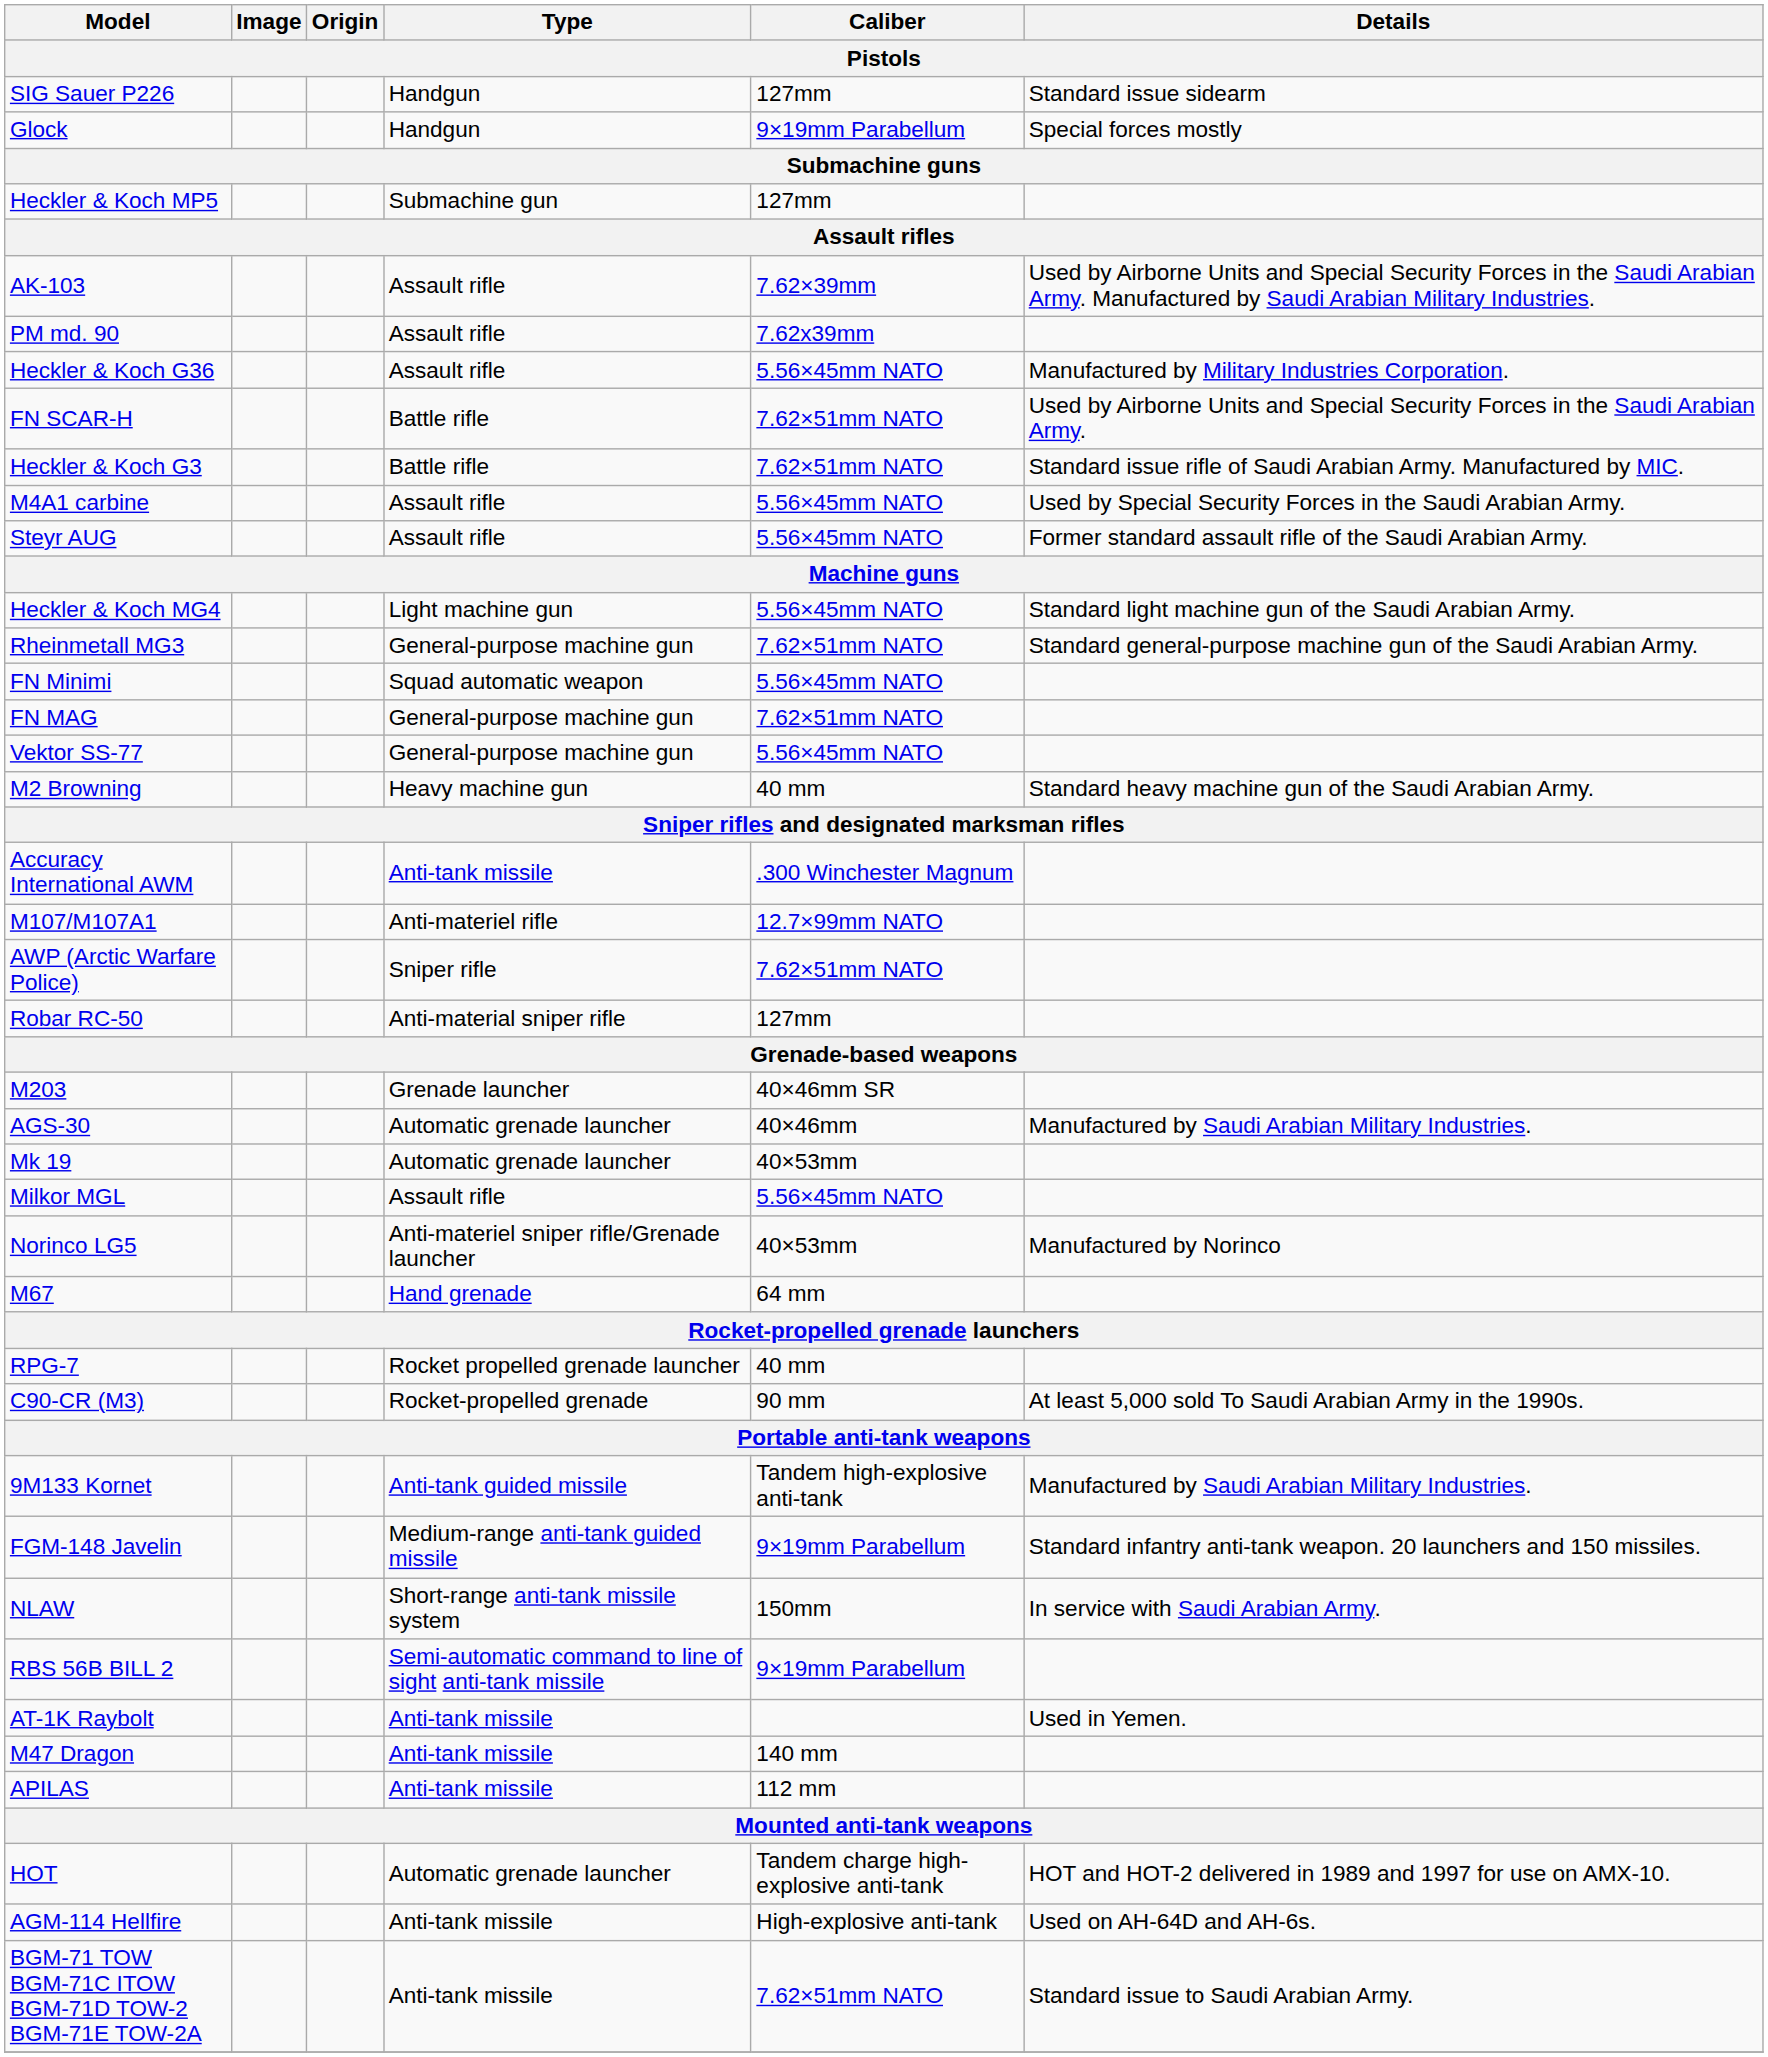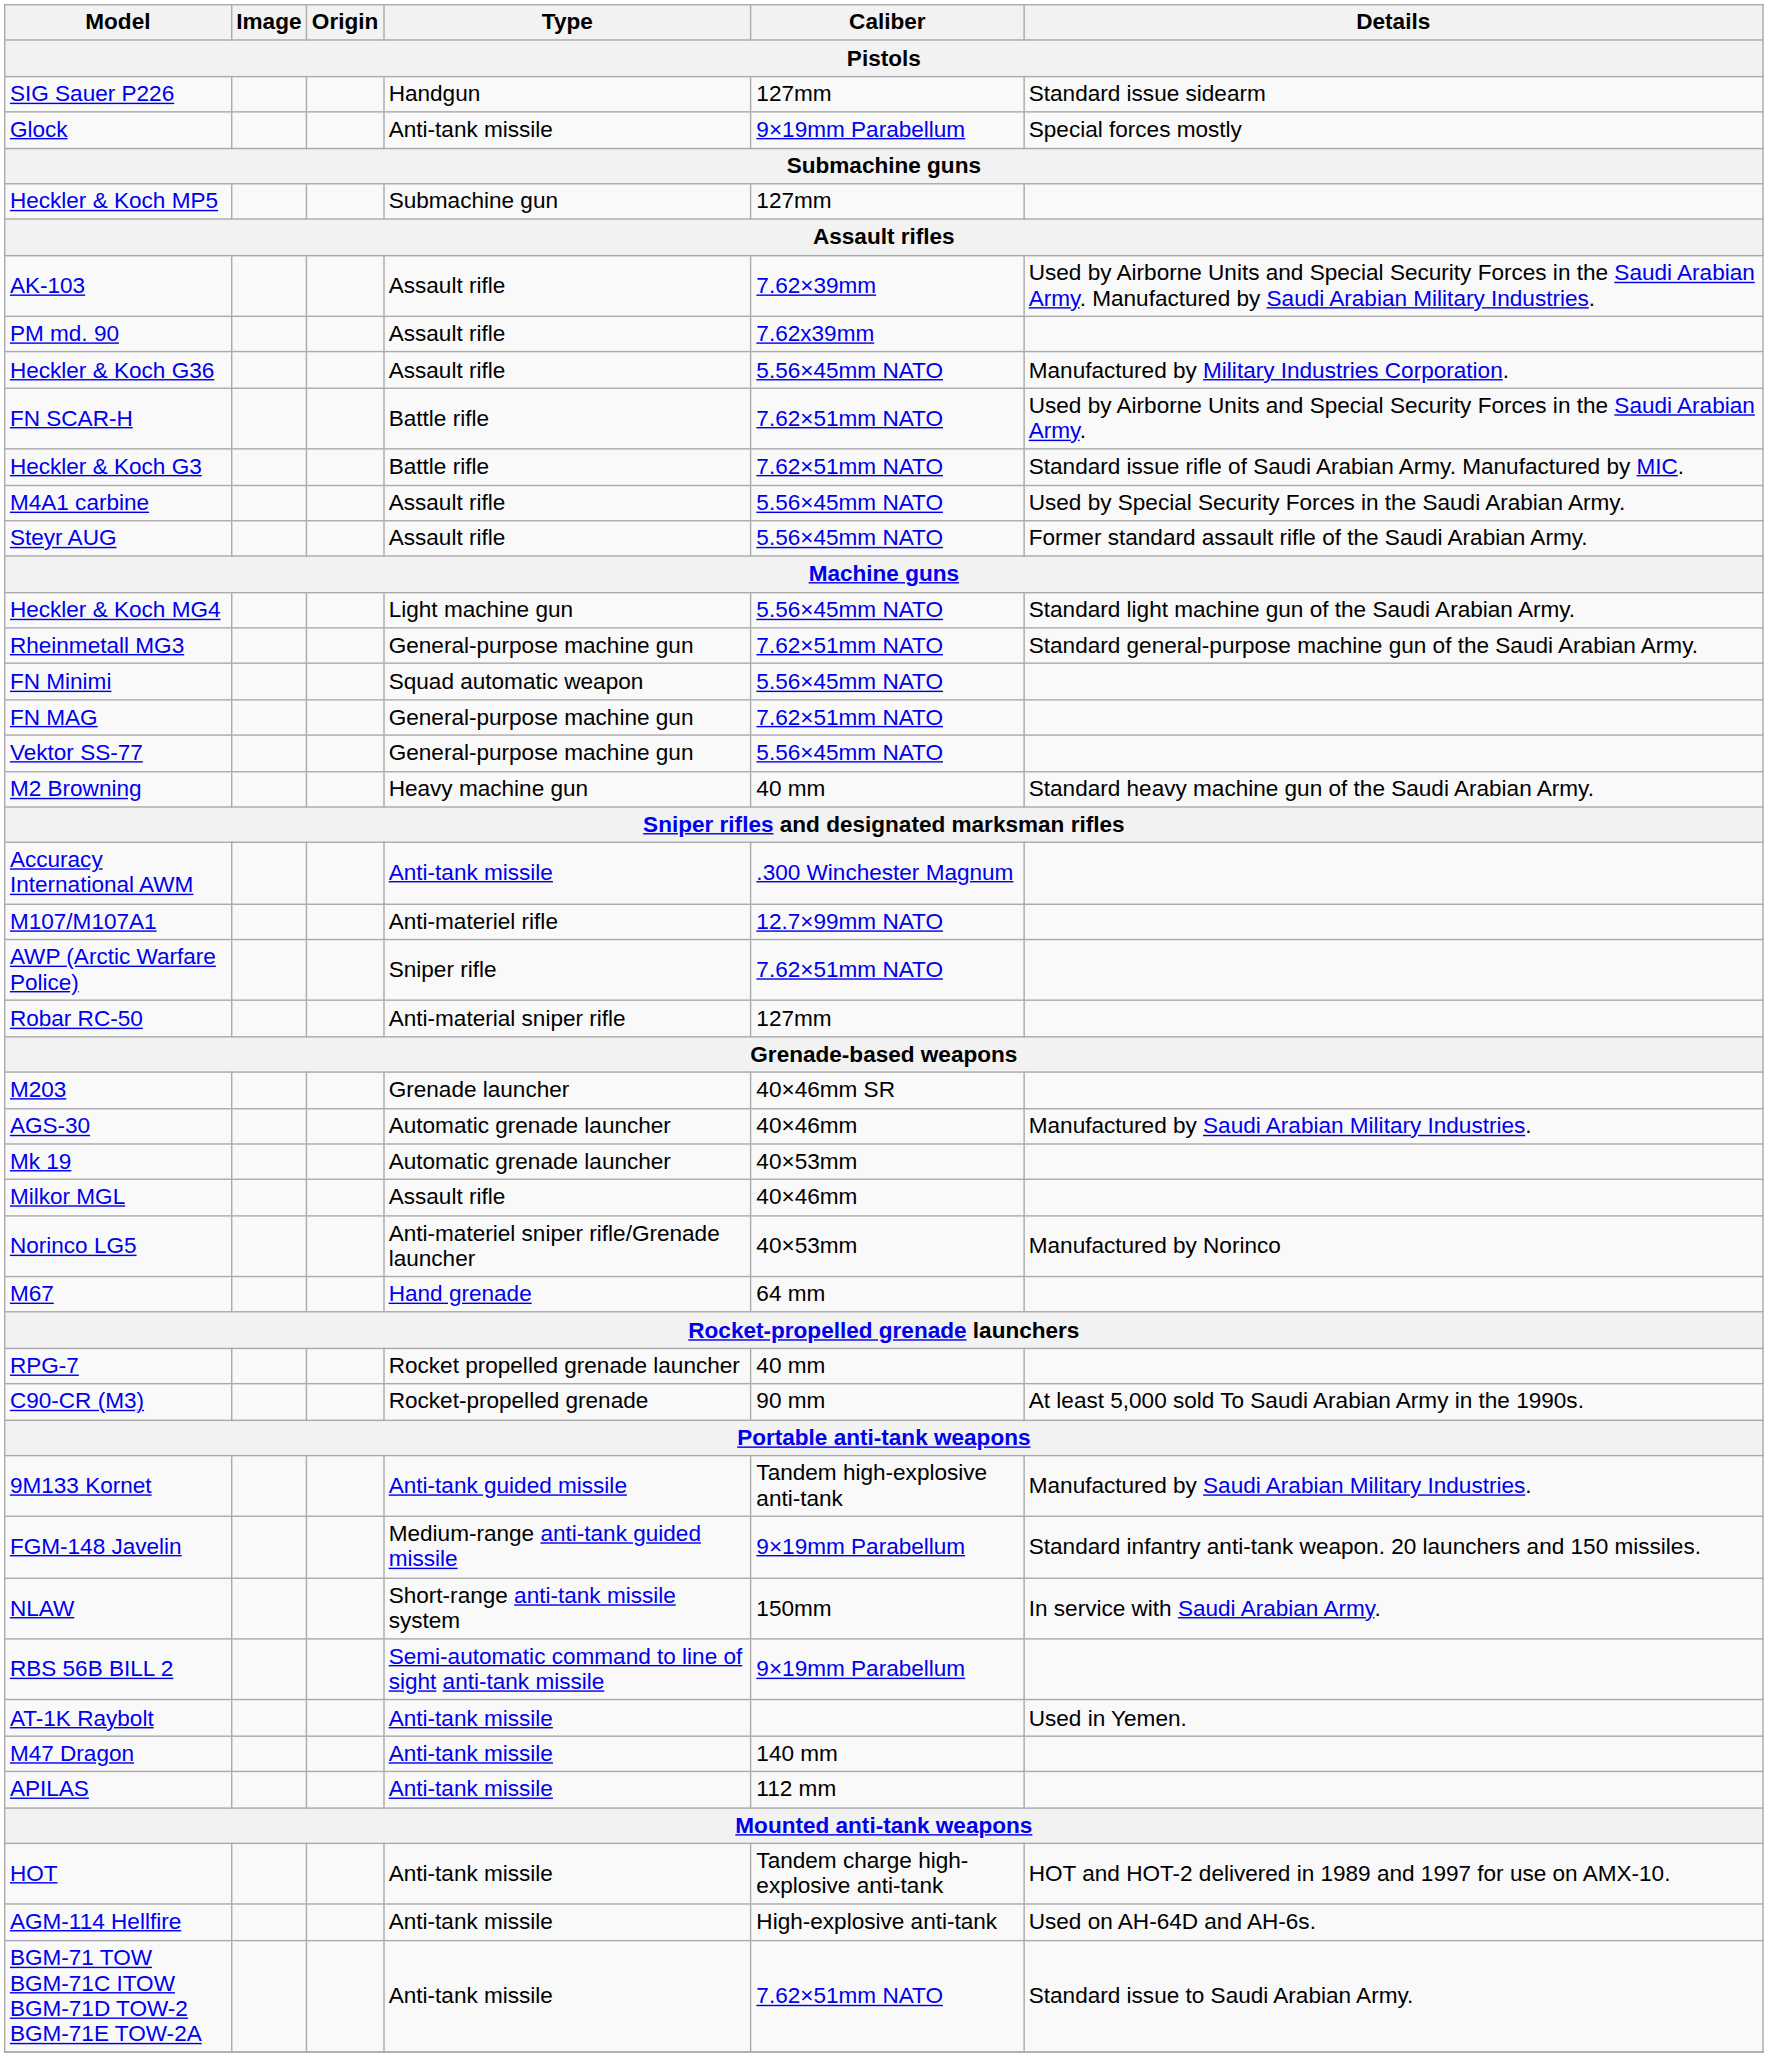(434, 129) Handgun -> (471, 129) Anti-tank missile
(850, 1197) 5.56×45mm NATO -> (807, 1197) 40×46mm
(530, 1873) Automatic grenade launcher -> (471, 1873) Anti-tank missile
